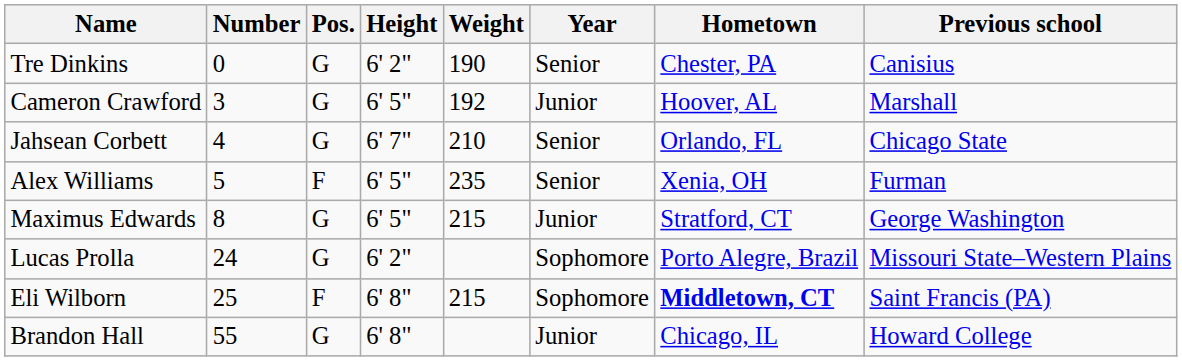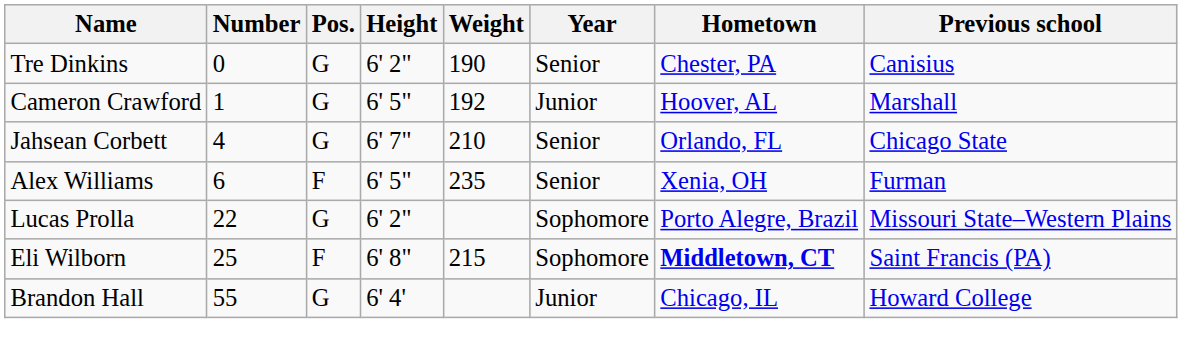(219, 102) 3 -> (219, 102) 1
(219, 180) 5 -> (219, 180) 6
- row: (103, 219)
(225, 258) 24 -> (225, 219) 22
(389, 336) 6' 8" -> (386, 297) 6' 4'
